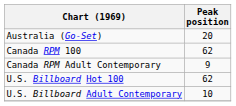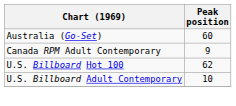(208, 36) 20 -> (208, 36) 60
- row: (44, 51)
